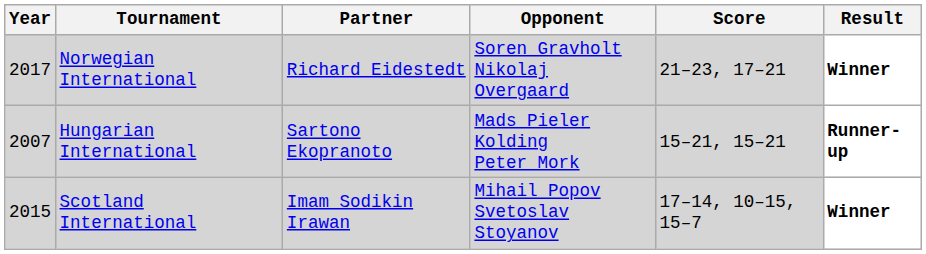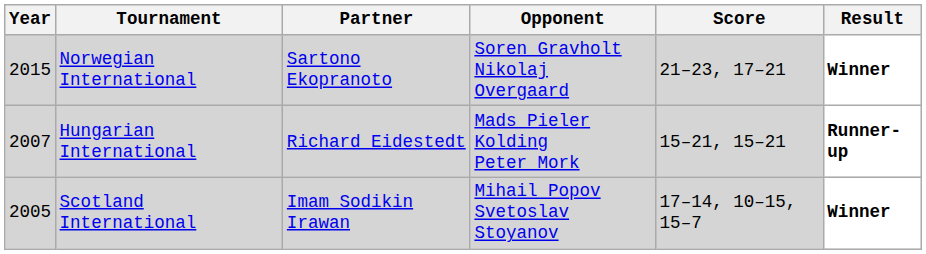(30, 70) 2017 -> (30, 70) 2015
(376, 70) Richard Eidestedt -> (339, 70) Sartono Ekopranoto
(339, 141) Sartono Ekopranoto -> (376, 141) Richard Eidestedt
(30, 213) 2015 -> (30, 213) 2005
